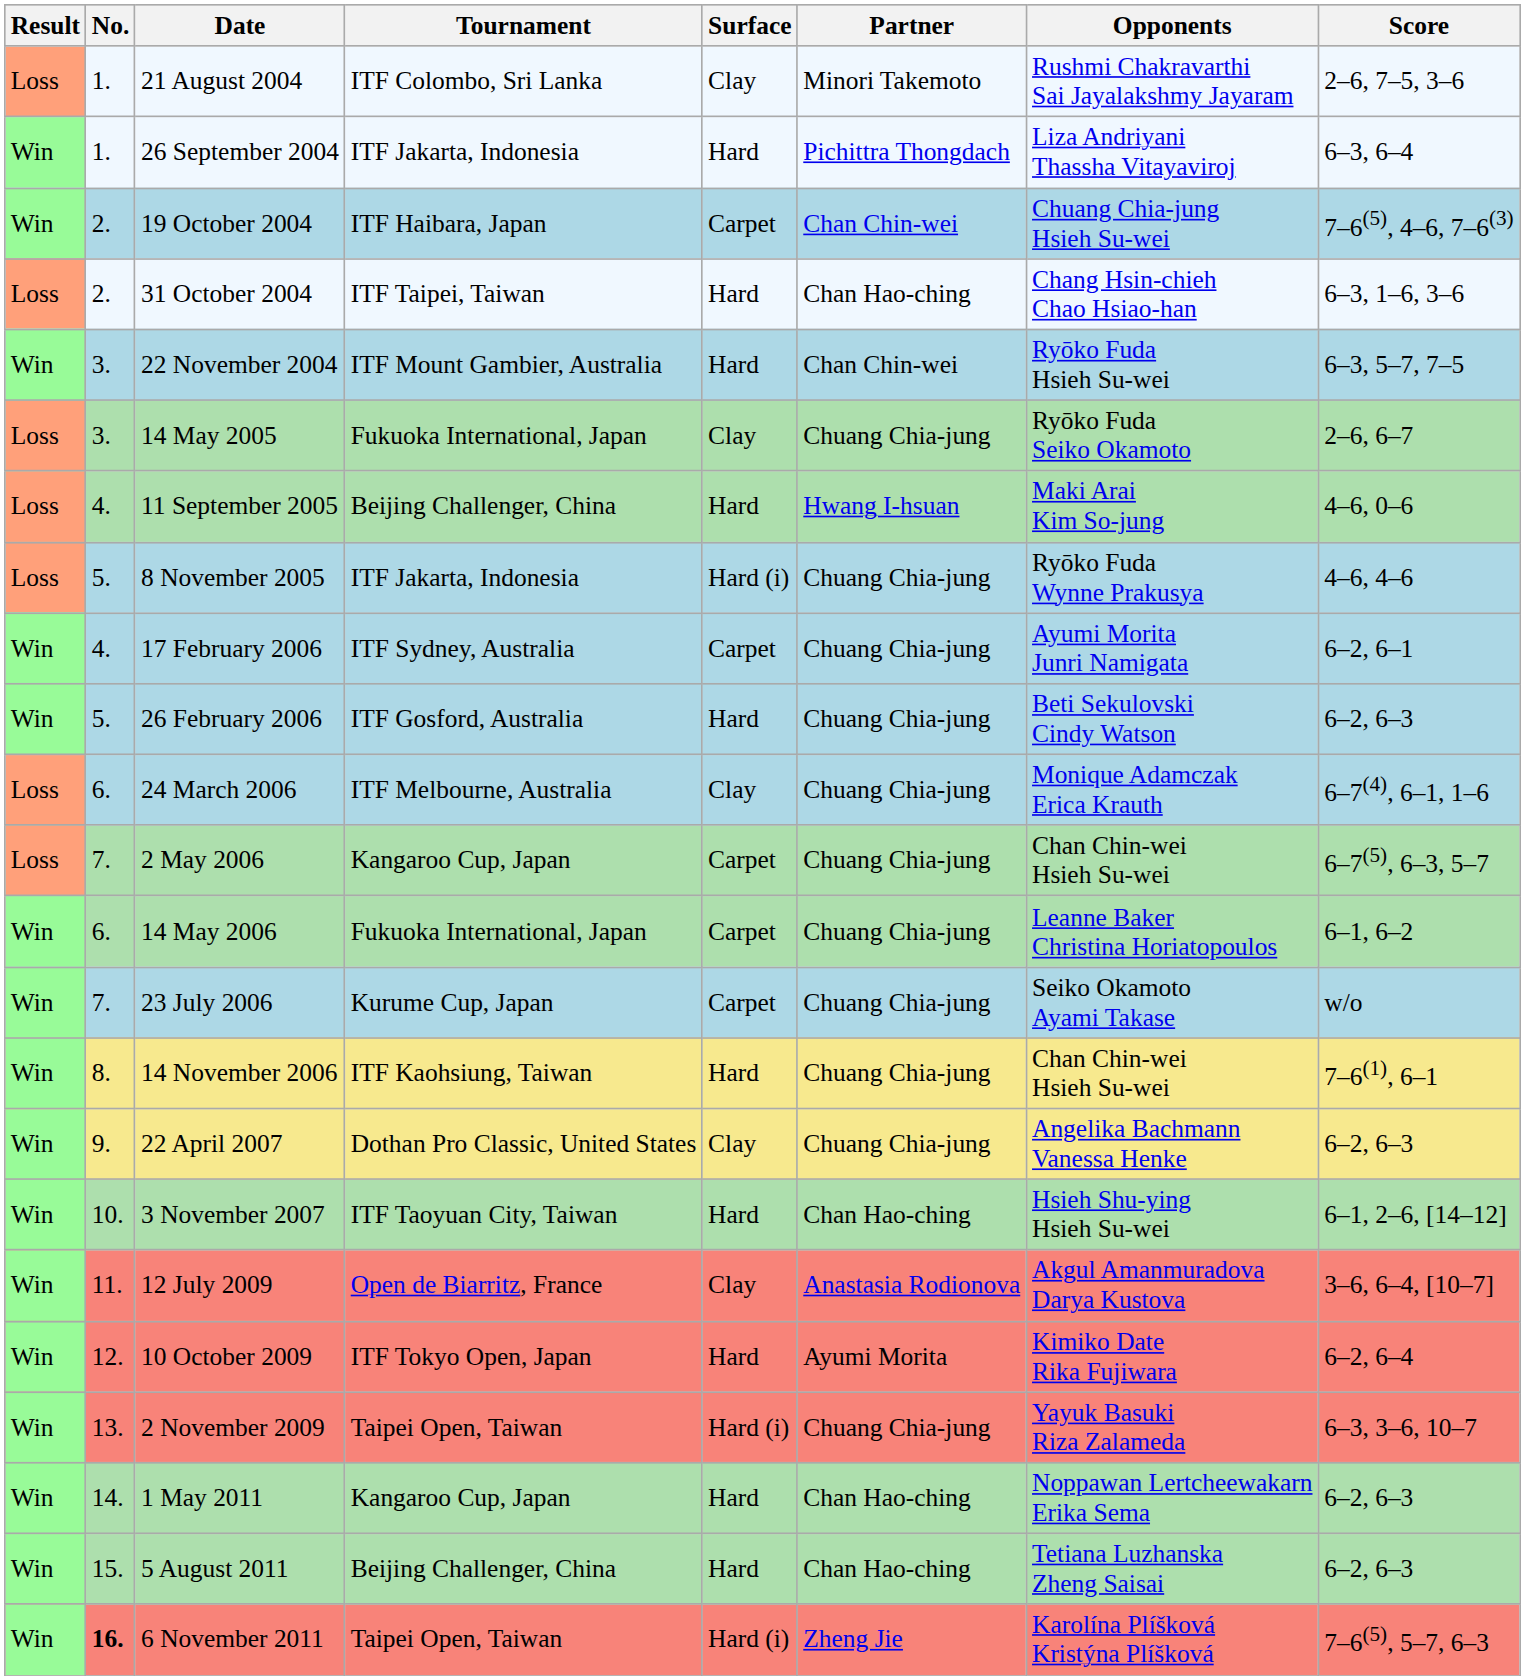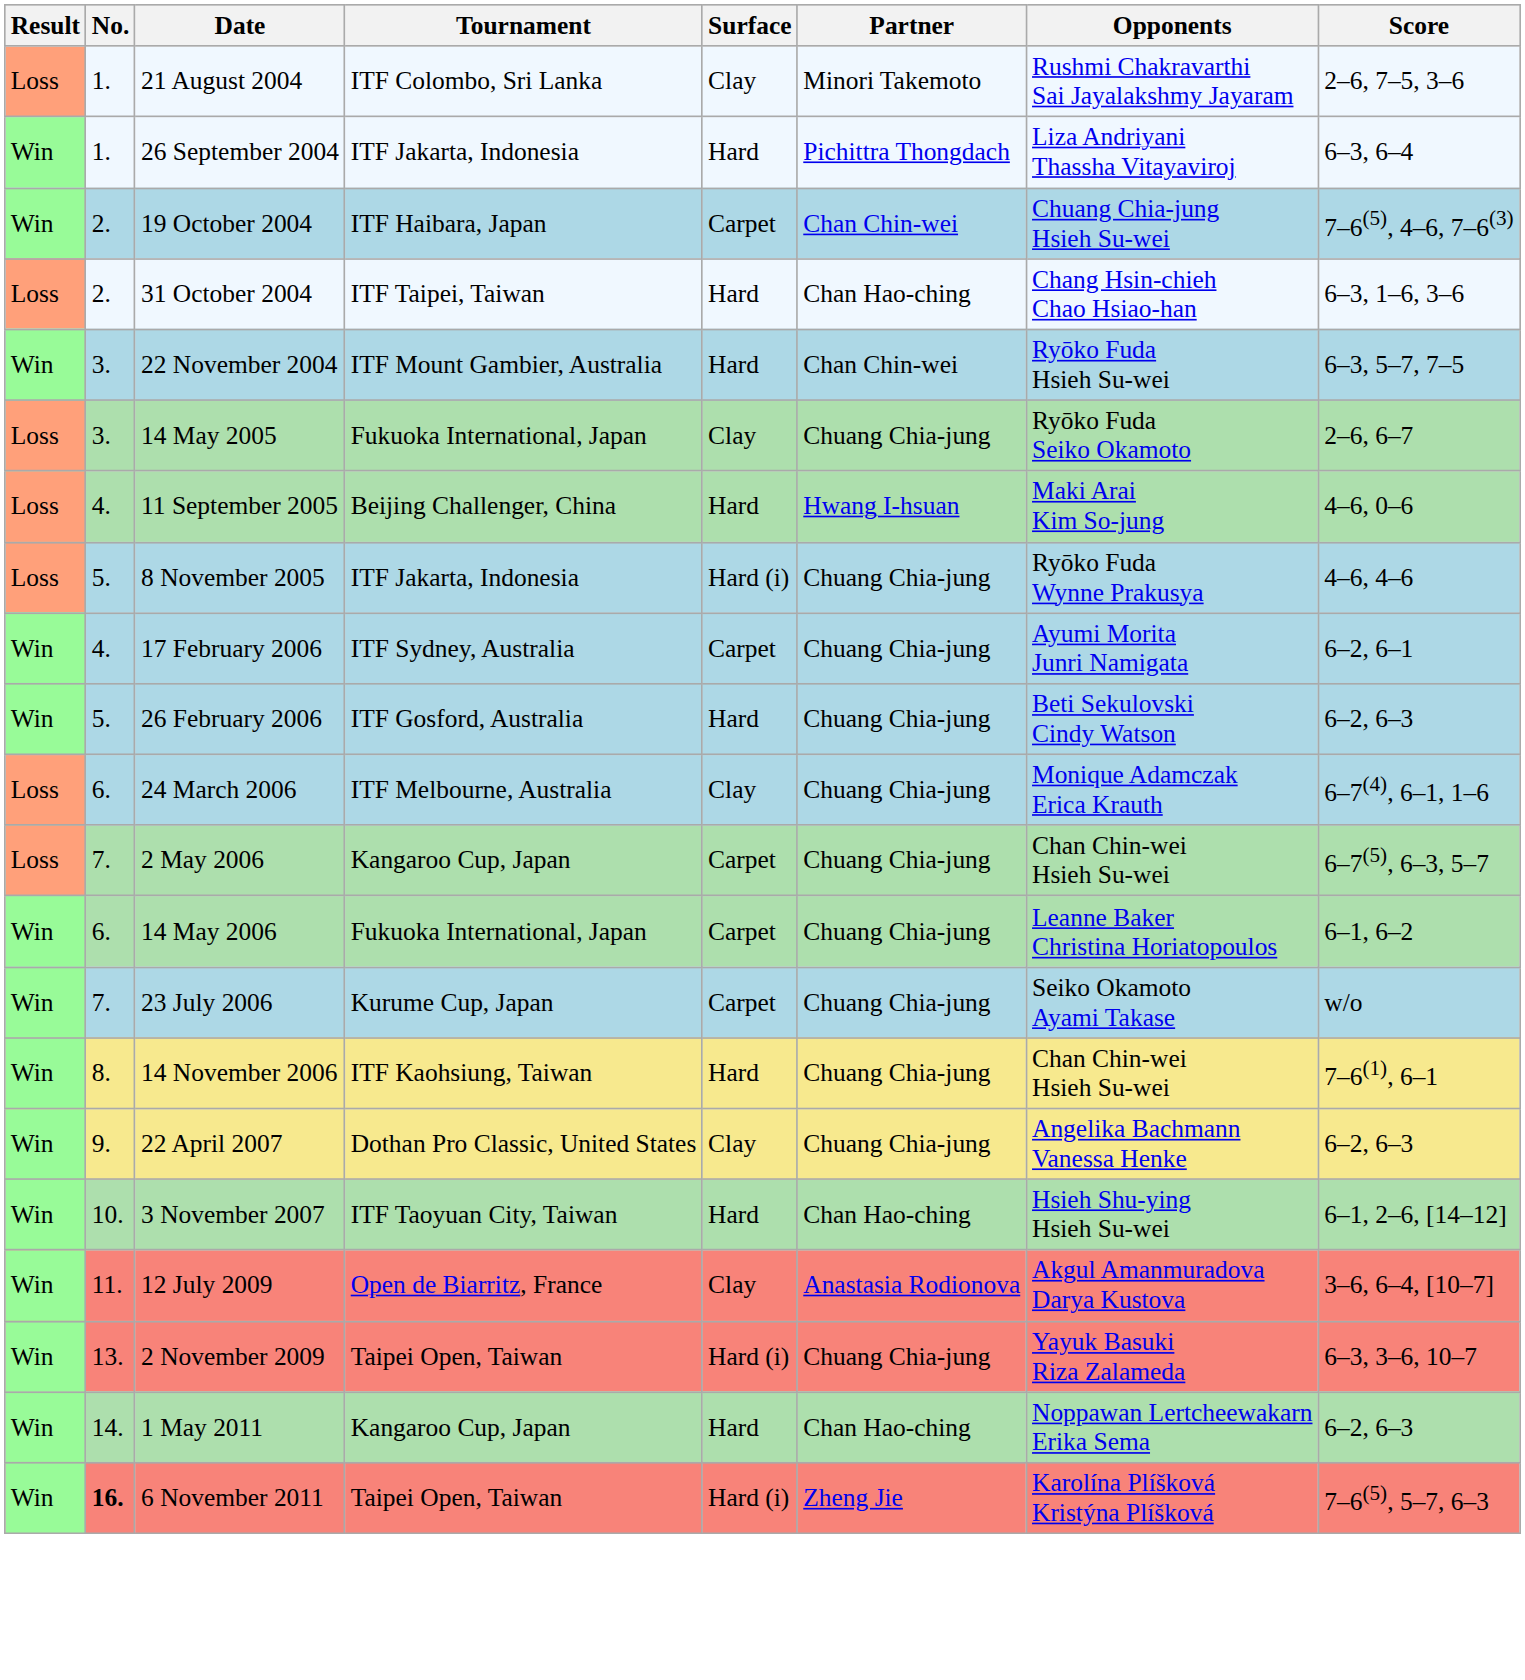- row: (227, 1355)
- row: (215, 1568)
